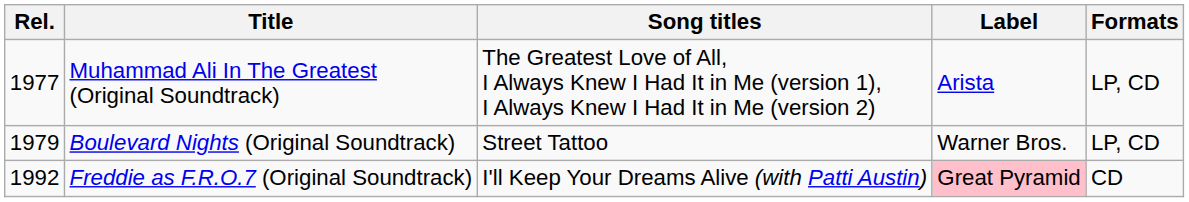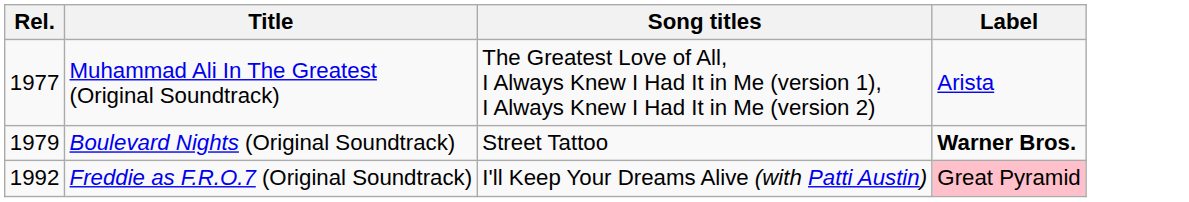- column: (1135, 22)
(1002, 142) normal -> (1007, 142) bold
